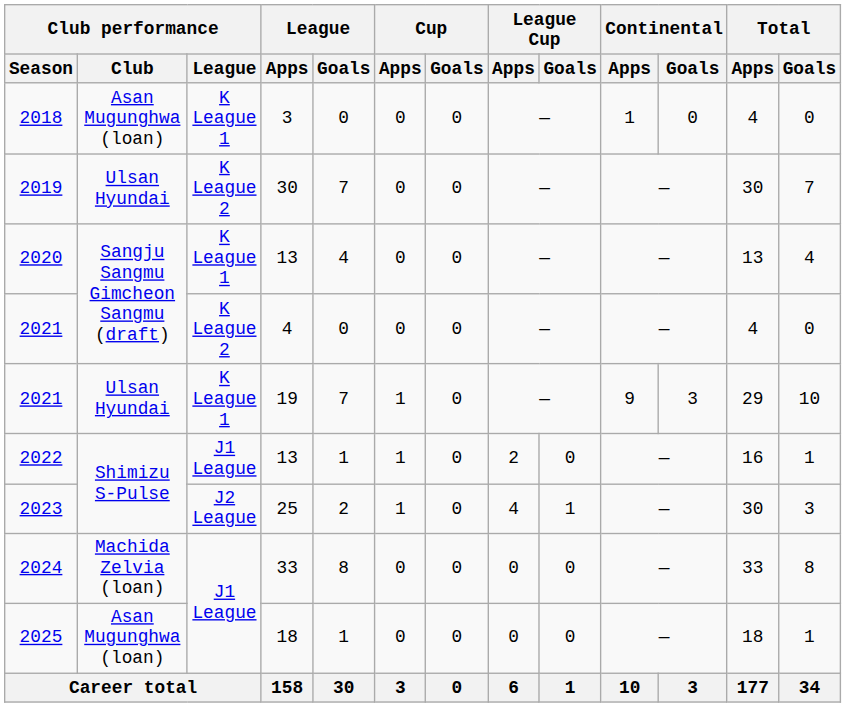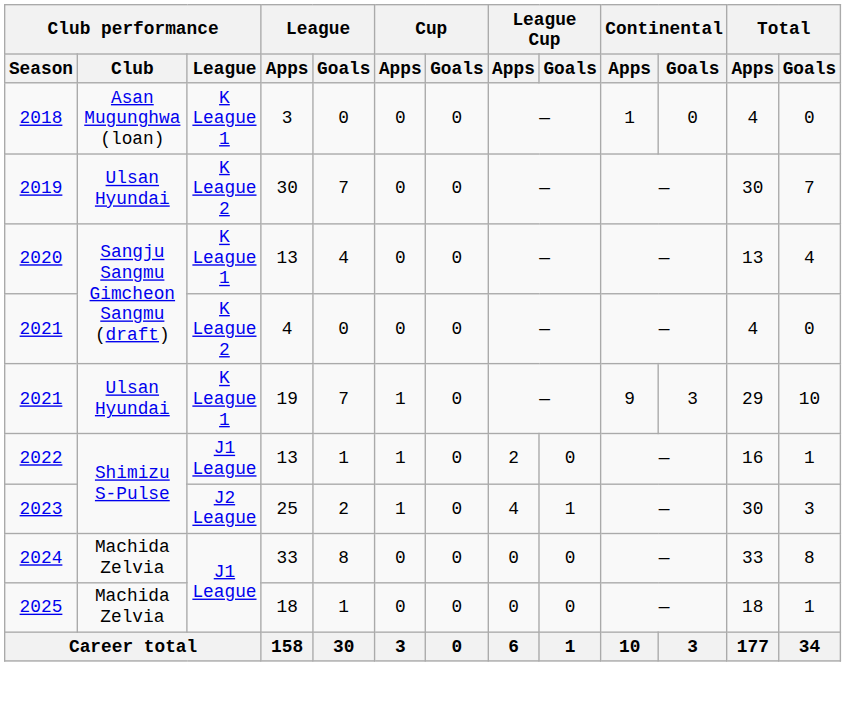(132, 568) Machida Zelvia (loan) -> (132, 558) Machida Zelvia
(132, 638) Asan Mugunghwa (loan) -> (132, 607) Machida Zelvia
